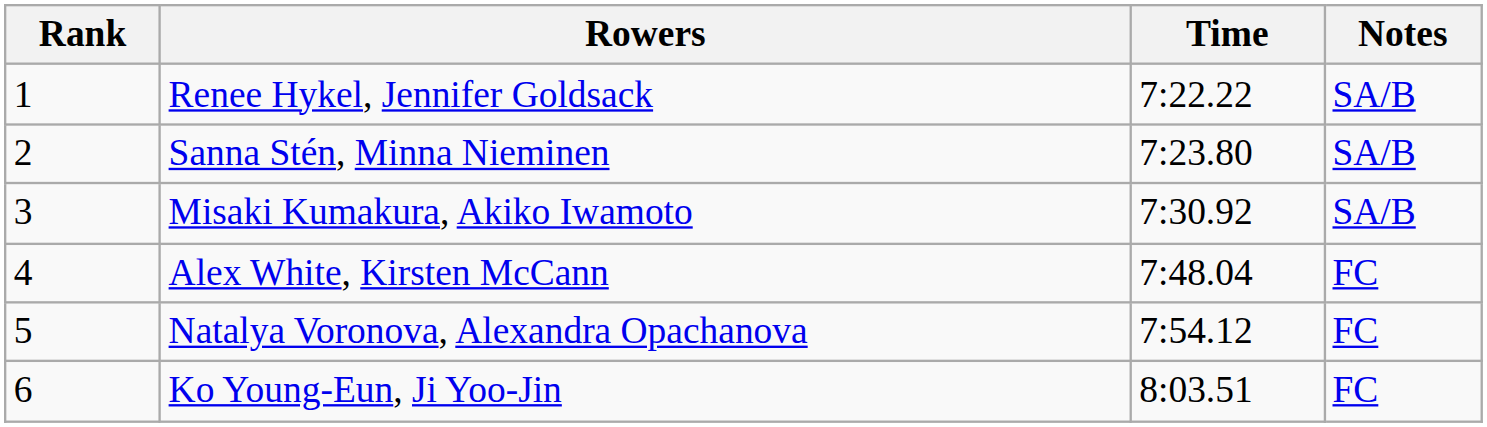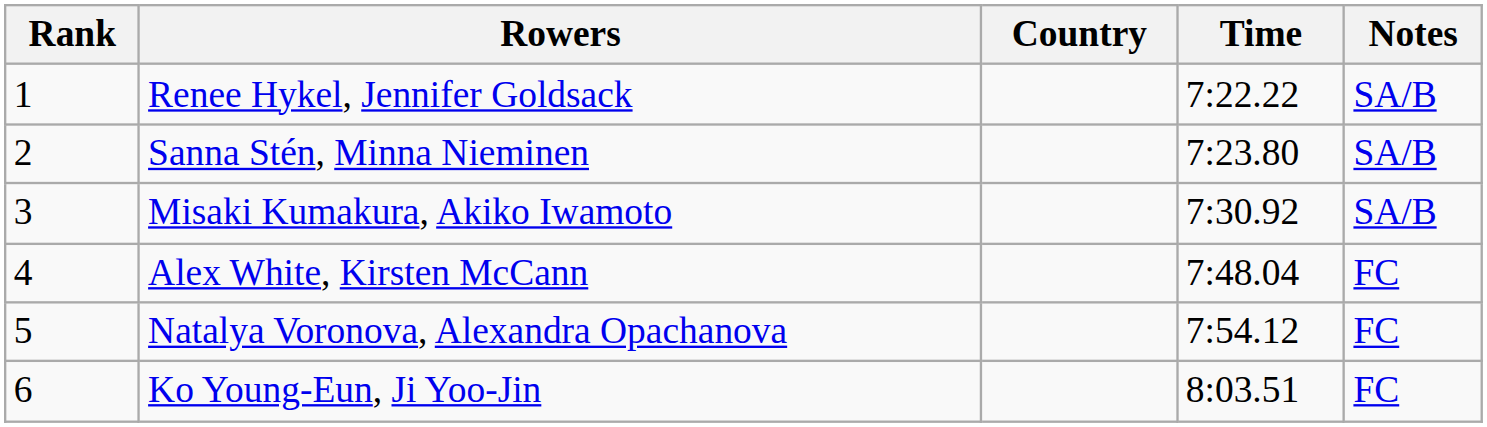+ column: (1079, 34)
